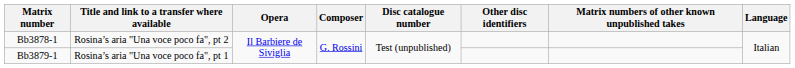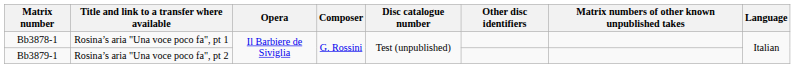(151, 39) Rosina’s aria "Una voce poco fa", pt 2 -> (151, 39) Rosina’s aria "Una voce poco fa", pt 1
(151, 55) Rosina’s aria "Una voce poco fa", pt 1 -> (151, 55) Rosina’s aria "Una voce poco fa", pt 2
